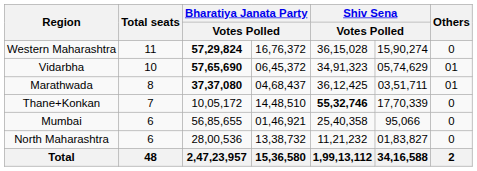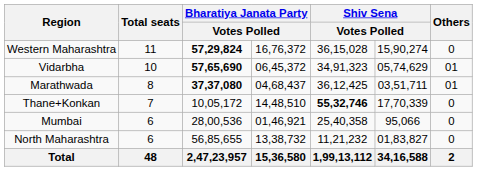(217, 121) 56,85,655 -> (217, 121) 28,00,536
(217, 139) 28,00,536 -> (217, 139) 56,85,655
